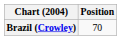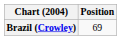(97, 27) 70 -> (97, 27) 69
